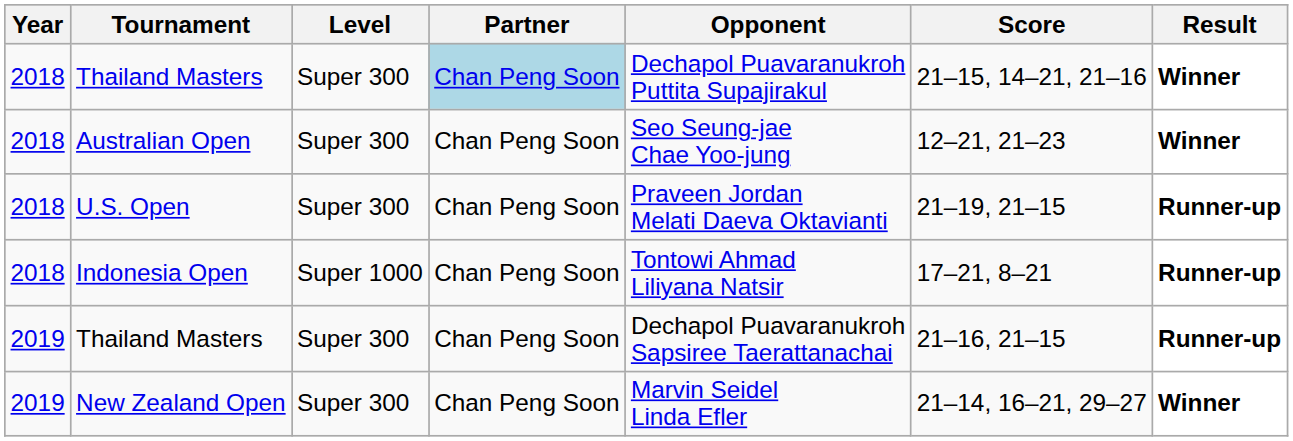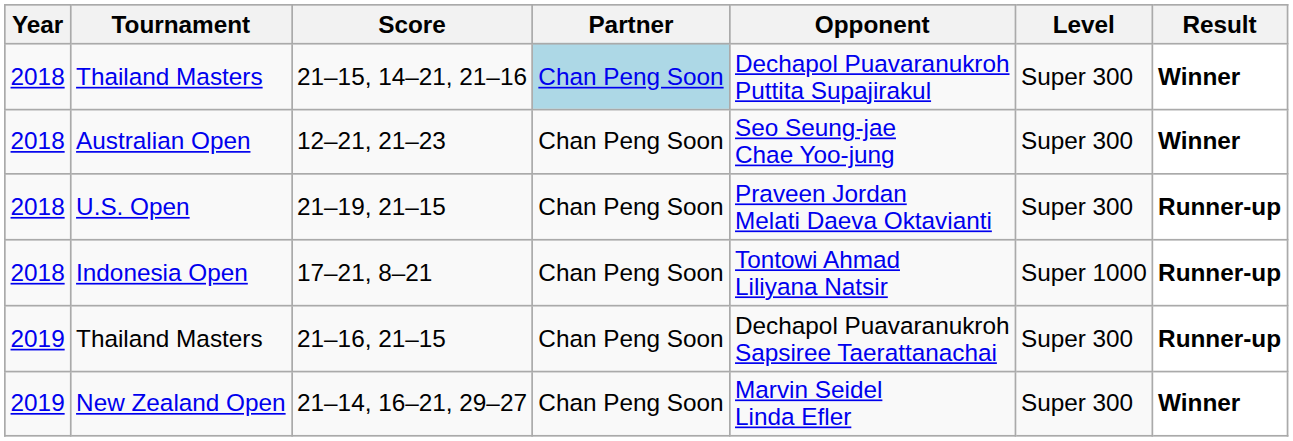columns swapped: (360, 24) <-> (1032, 24)
